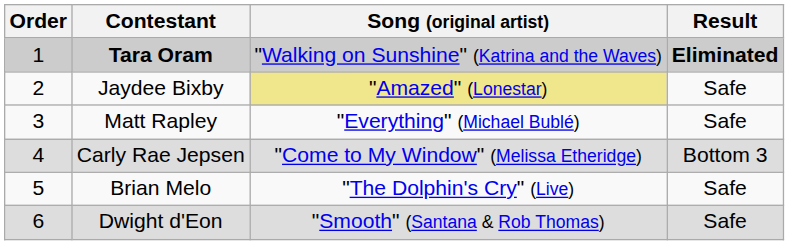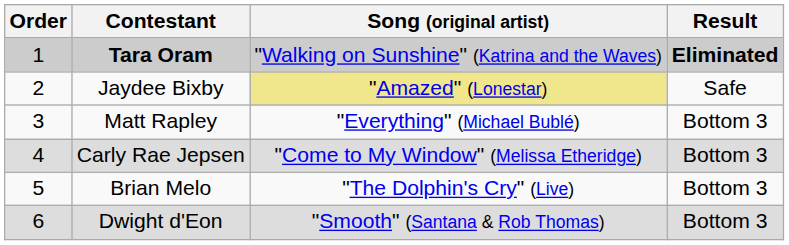(725, 121) Safe -> (725, 121) Bottom 3
(725, 188) Safe -> (725, 188) Bottom 3
(725, 222) Safe -> (725, 222) Bottom 3
